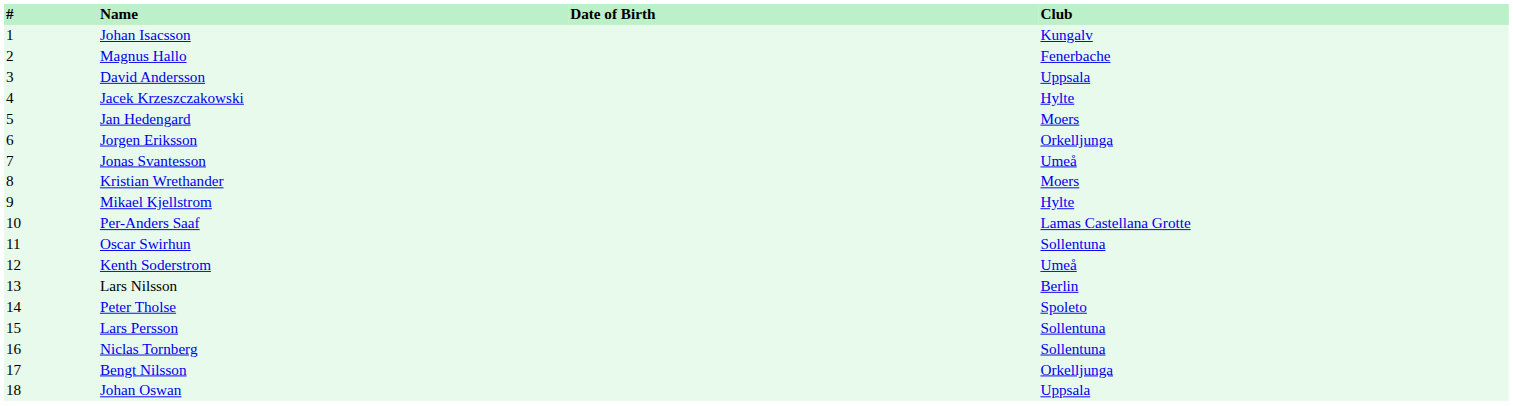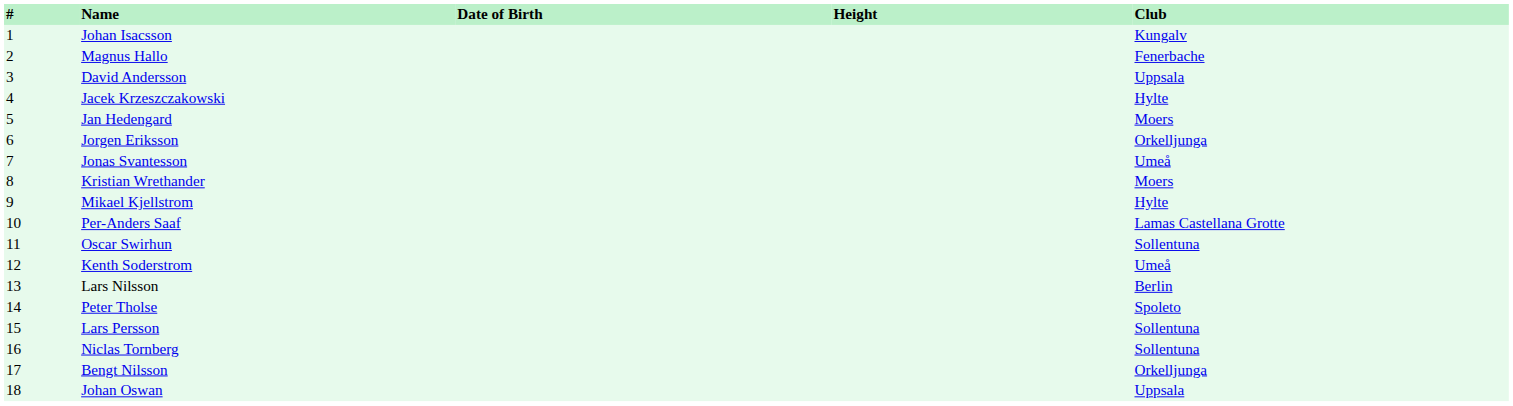+ column: (855, 14)
